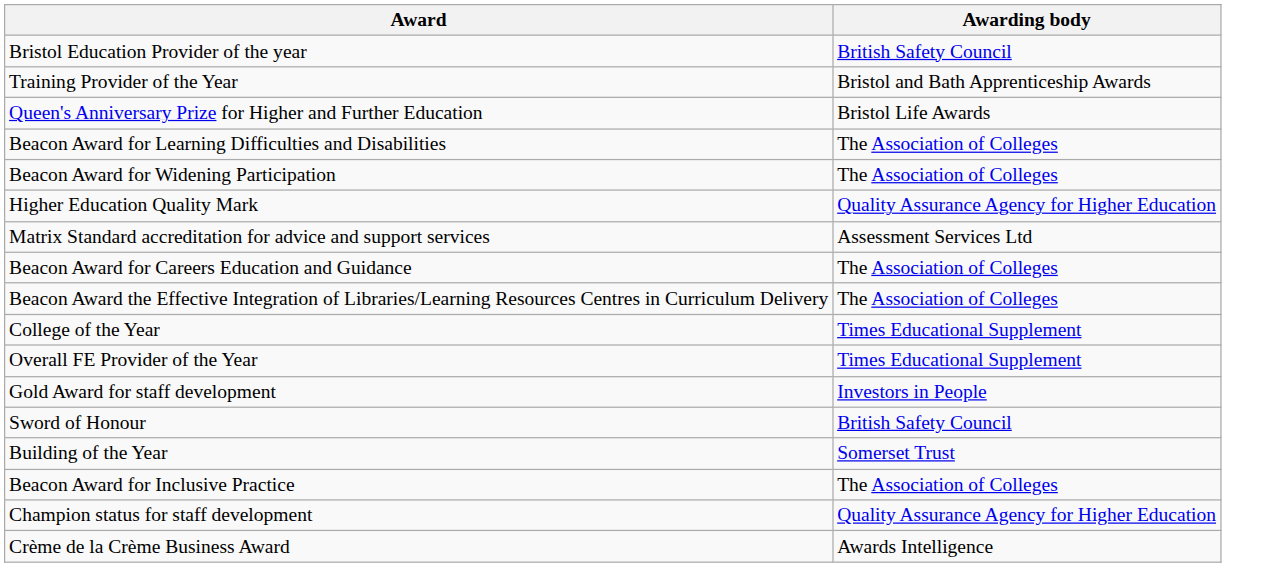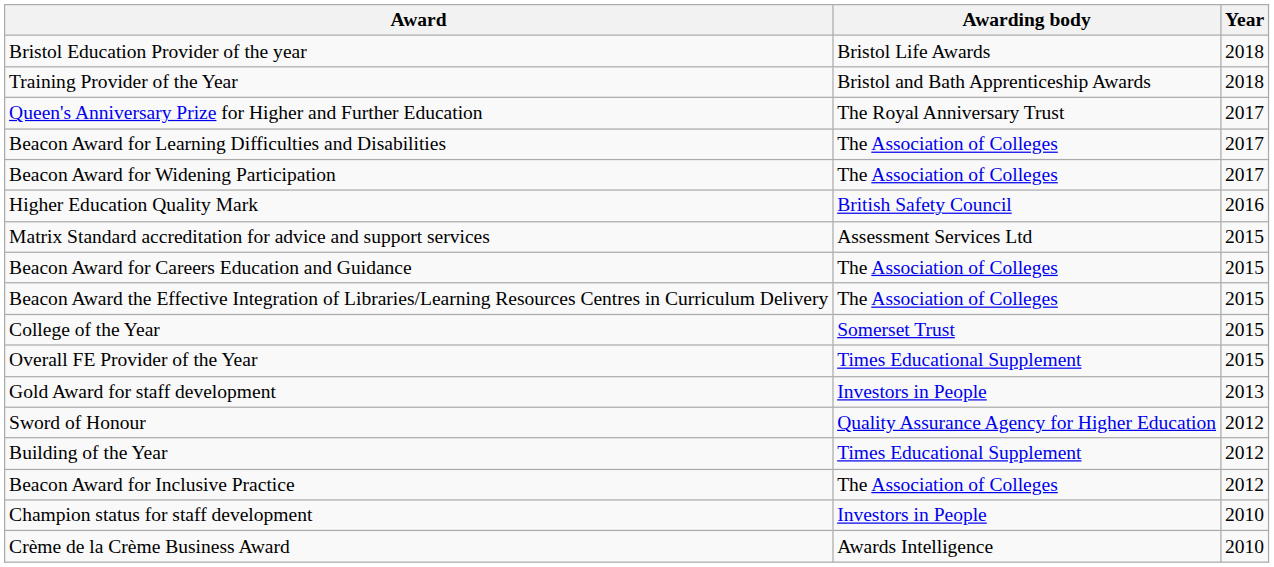+ column: (1245, 19)
(924, 50) British Safety Council -> (914, 50) Bristol Life Awards
(914, 112) Bristol Life Awards -> (951, 112) The Royal Anniversary Trust
(1027, 205) Quality Assurance Agency for Higher Education -> (924, 205) British Safety Council
(959, 329) Times Educational Supplement -> (896, 329) Somerset Trust
(924, 422) British Safety Council -> (1027, 422) Quality Assurance Agency for Higher Education
(896, 453) Somerset Trust -> (959, 453) Times Educational Supplement
(1027, 515) Quality Assurance Agency for Higher Education -> (912, 515) Investors in People
